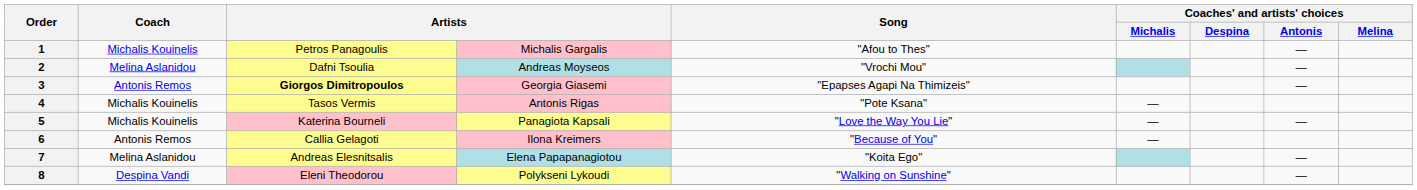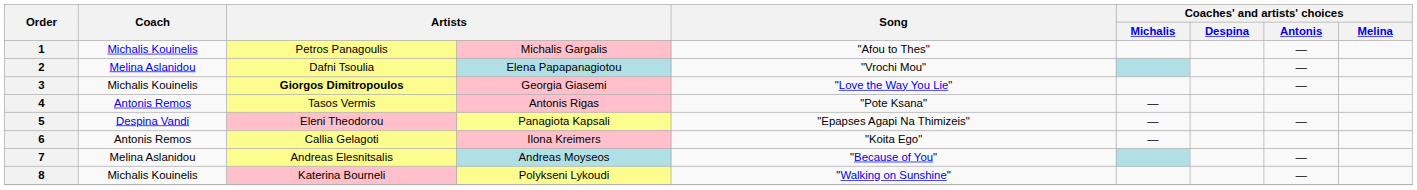(564, 67) Andreas Moyseos -> (564, 67) Elena Papapanagiotou
(153, 85) Antonis Remos -> (153, 85) Michalis Kouinelis
(894, 85) "Epapses Agapi Na Thimizeis" -> (894, 85) "Love the Way You Lie"
(153, 103) Michalis Kouinelis -> (153, 103) Antonis Remos
(153, 121) Michalis Kouinelis -> (153, 121) Despina Vandi
(342, 121) Katerina Bourneli -> (342, 121) Eleni Theodorou
(894, 121) "Love the Way You Lie" -> (894, 121) "Epapses Agapi Na Thimizeis"
(894, 139) "Because of You" -> (894, 139) "Koita Ego"
(564, 157) Elena Papapanagiotou -> (564, 157) Andreas Moyseos
(894, 157) "Koita Ego" -> (894, 157) "Because of You"
(153, 175) Despina Vandi -> (153, 175) Michalis Kouinelis
(342, 175) Eleni Theodorou -> (342, 175) Katerina Bourneli
